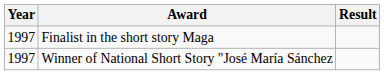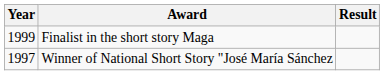(21, 37) 1997 -> (21, 37) 1999
